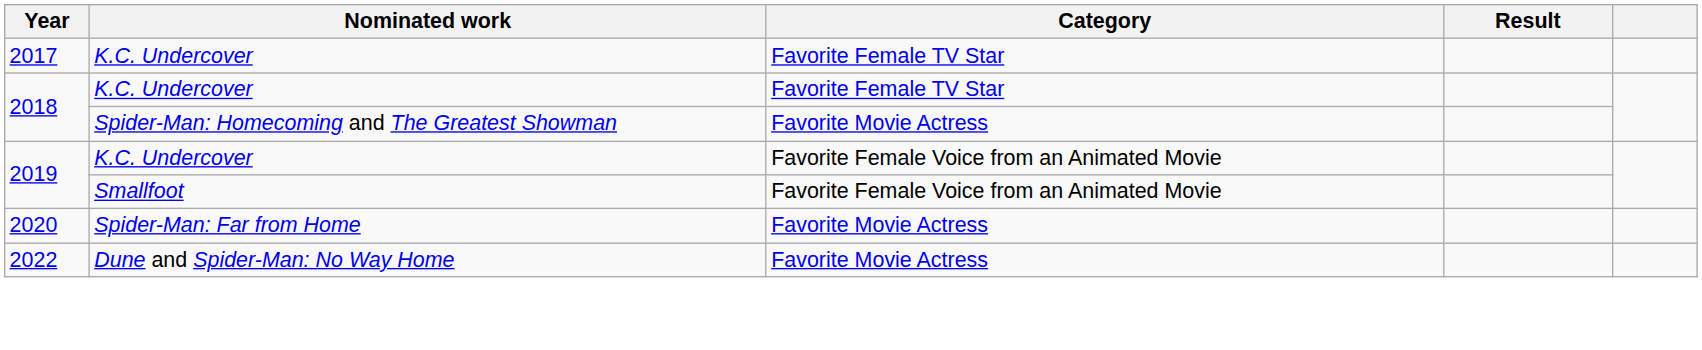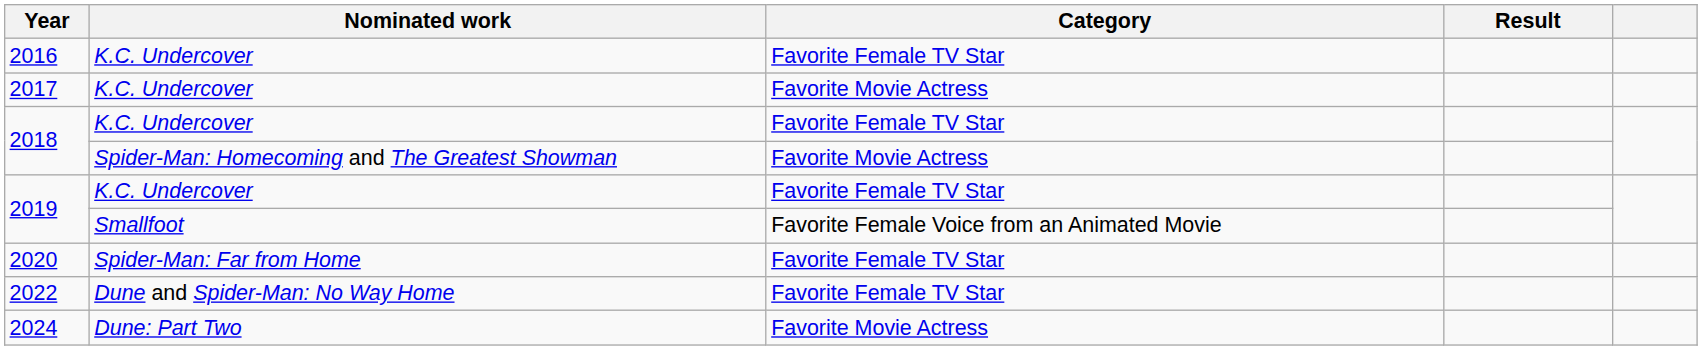+ row: (33, 55)
(888, 55) Favorite Female TV Star -> (880, 89) Favorite Movie Actress
(996, 157) Favorite Female Voice from an Animated Movie -> (888, 191) Favorite Female TV Star
(880, 225) Favorite Movie Actress -> (888, 259) Favorite Female TV Star
(880, 259) Favorite Movie Actress -> (888, 293) Favorite Female TV Star
+ row: (33, 327)
